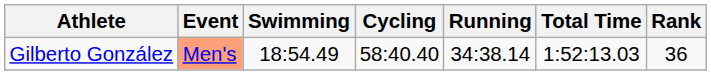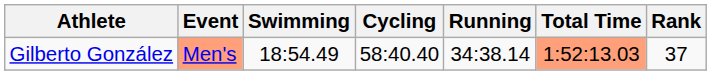(591, 54) no background -> (591, 54) lightsalmon background
(676, 54) 36 -> (676, 54) 37
